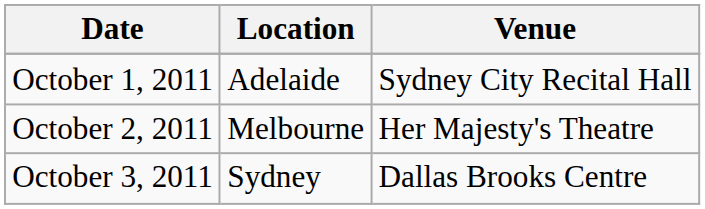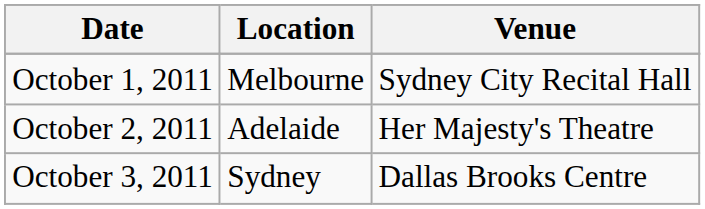(284, 78) Adelaide -> (296, 78) Melbourne
(296, 128) Melbourne -> (284, 128) Adelaide
